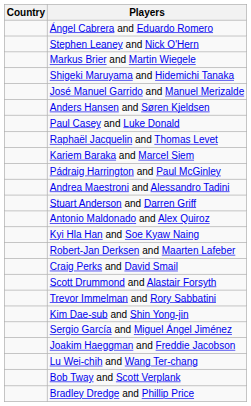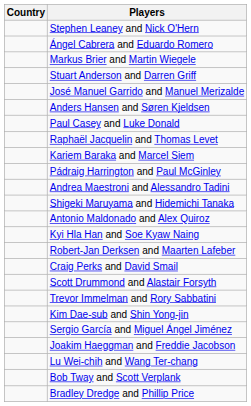rows swapped: (131, 28) <-> (124, 44)
rows swapped: (123, 203) <-> (142, 76)
